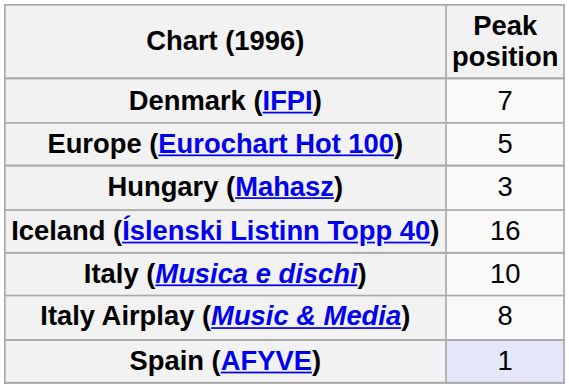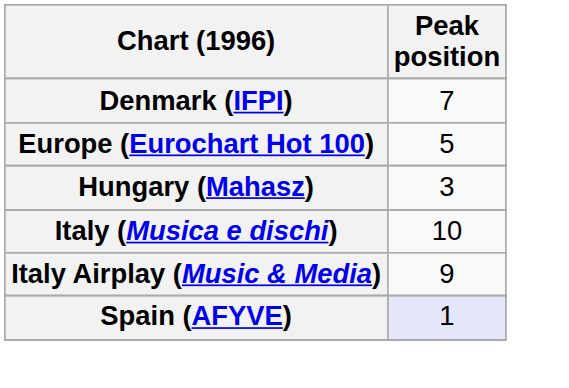- row: (225, 230)
(505, 317) 8 -> (447, 273) 9
